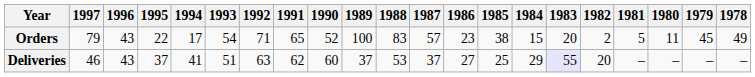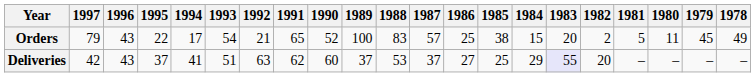(263, 38) 71 -> (263, 38) 21
(468, 38) 23 -> (468, 38) 25
(93, 61) 46 -> (93, 61) 42
